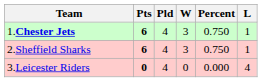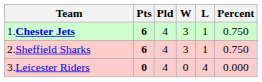columns swapped: (247, 13) <-> (216, 13)
